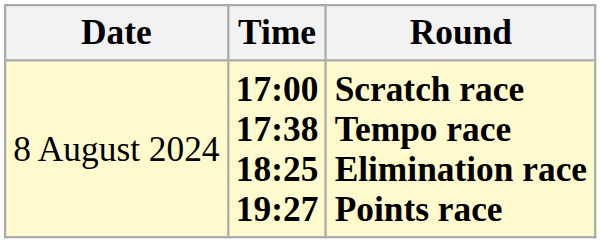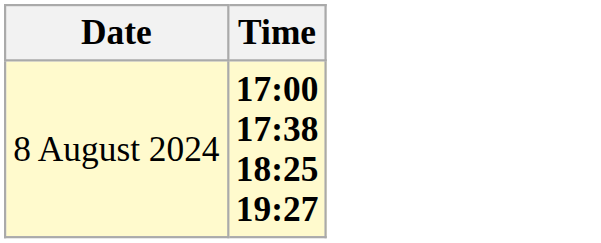- column: (461, 32)
